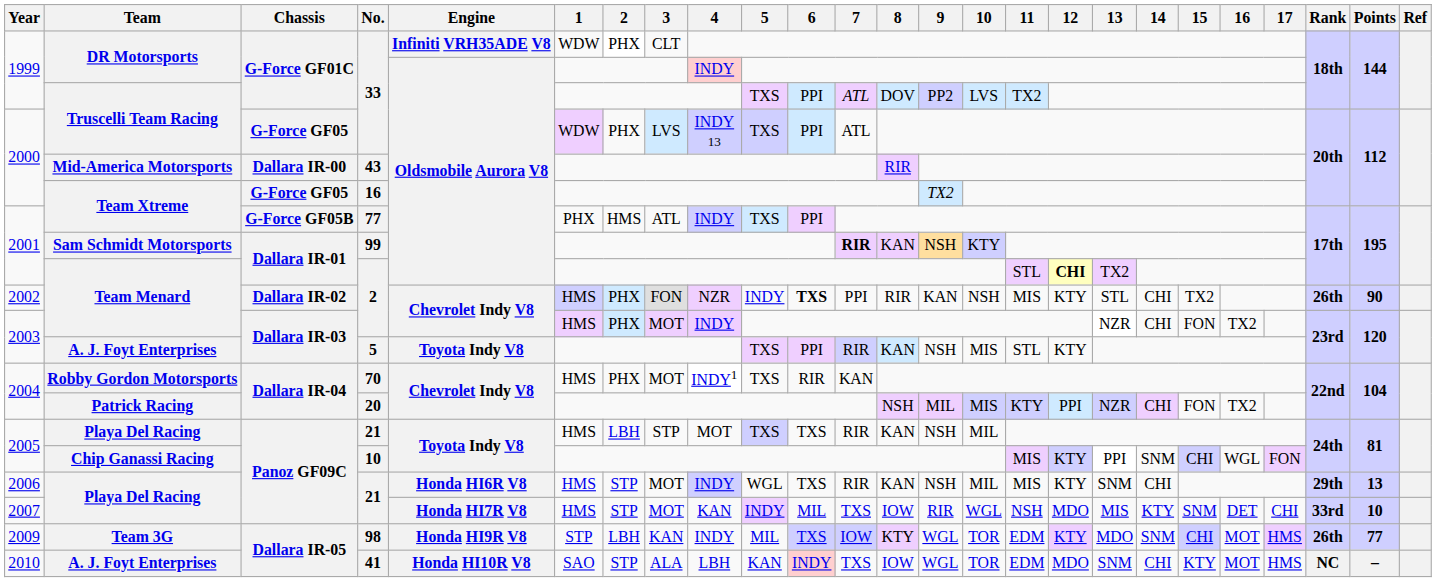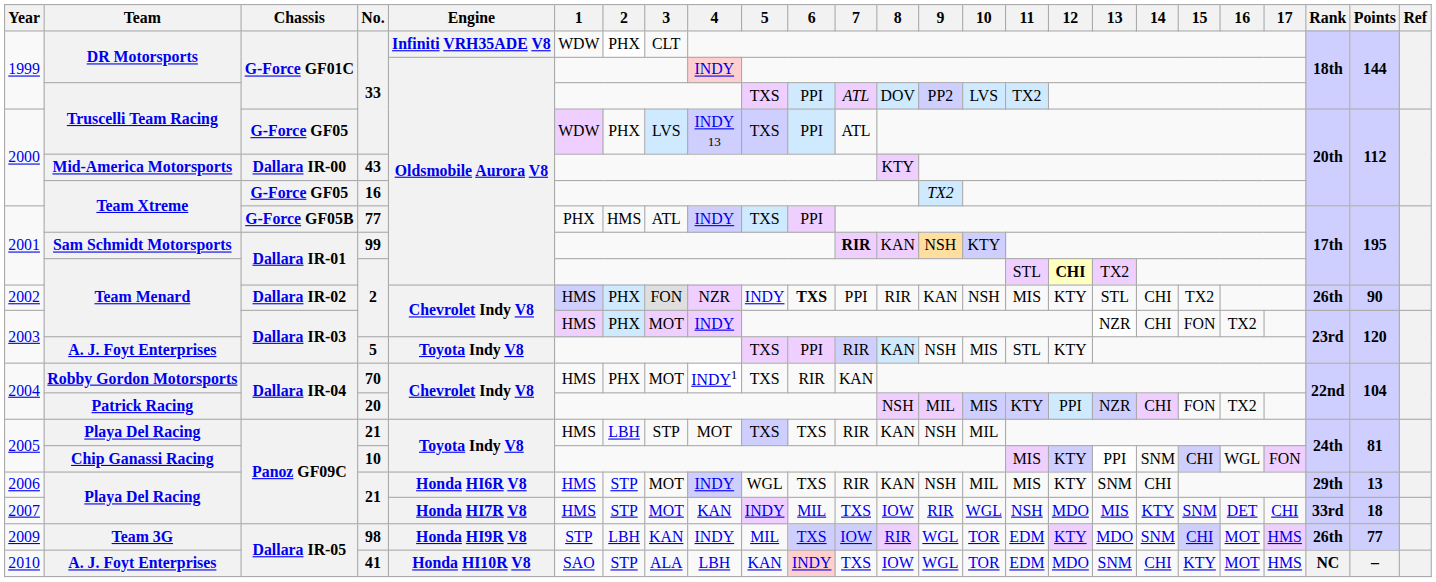(898, 167) RIR -> (898, 167) KTY
(1375, 511) 10 -> (1375, 511) 18
(898, 537) KTY -> (898, 537) RIR
